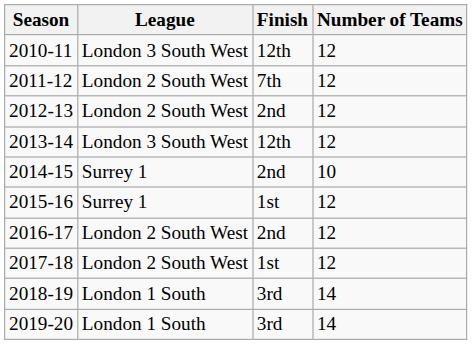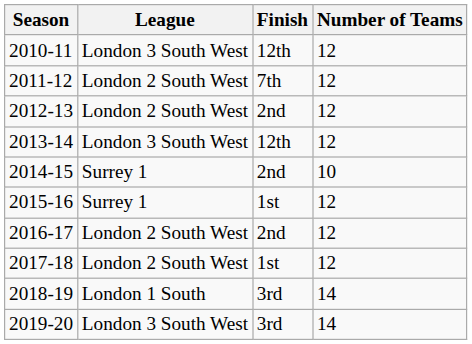(144, 324) London 1 South -> (165, 324) London 3 South West
